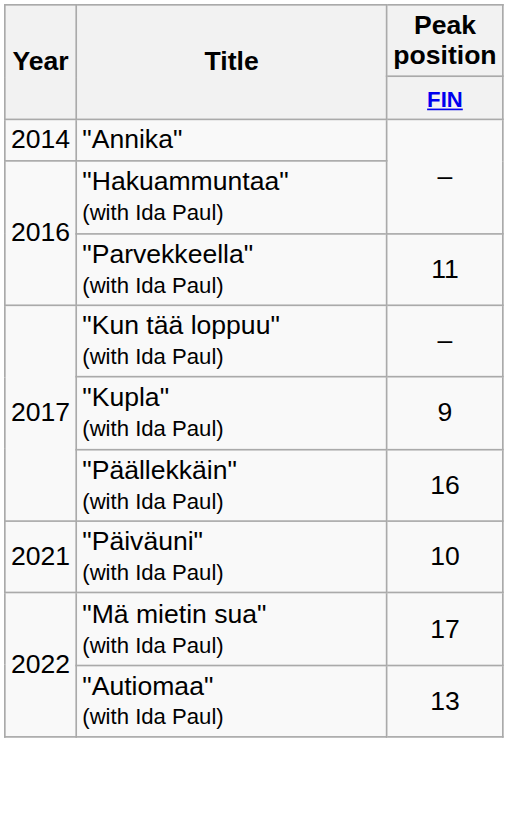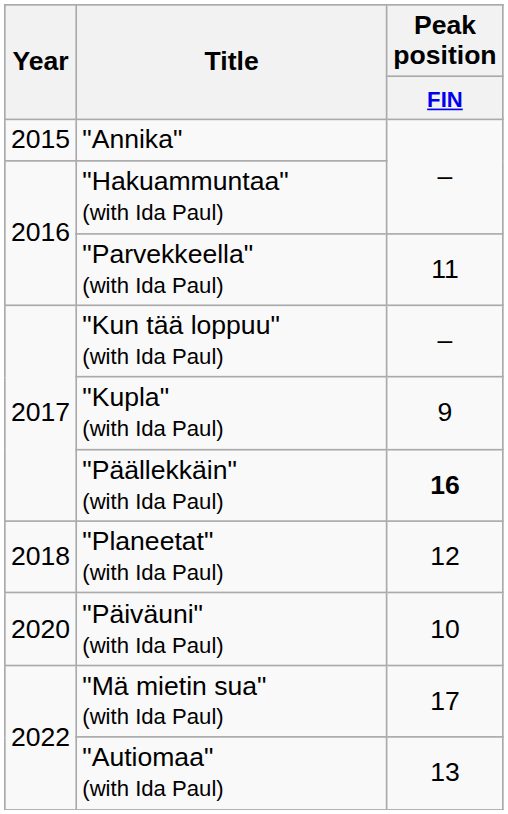(40, 139) 2014 -> (40, 139) 2015
(445, 484) normal -> (445, 484) bold
+ row: (153, 556)
(40, 556) 2021 -> (40, 628) 2020
